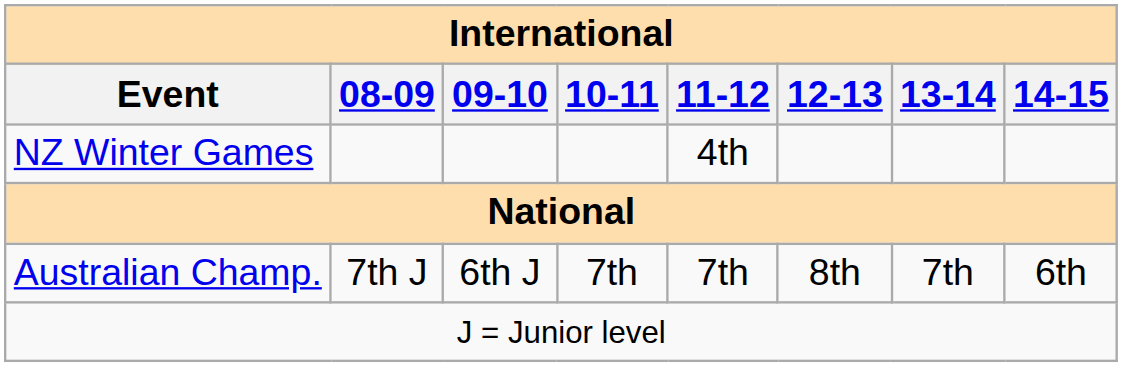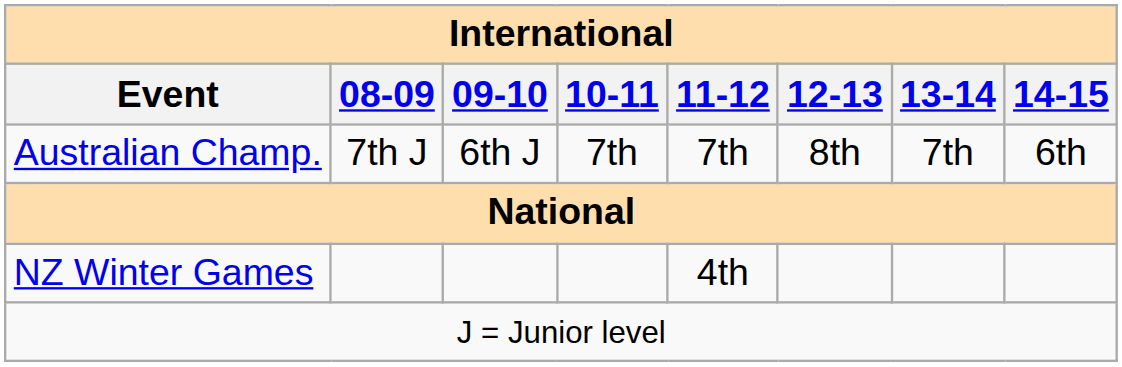rows swapped: (164, 152) <-> (168, 271)
